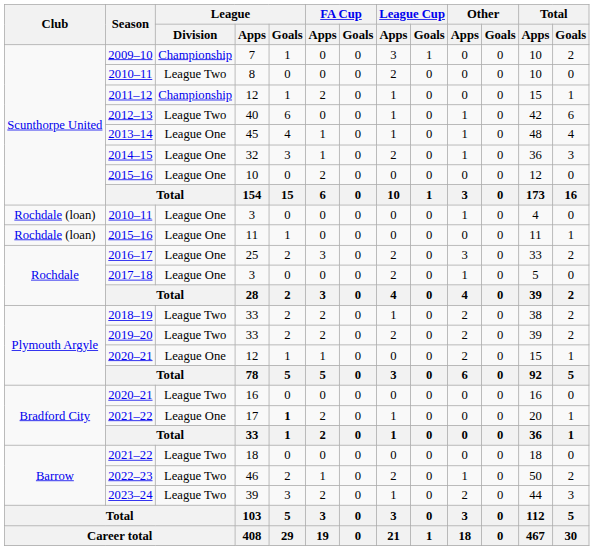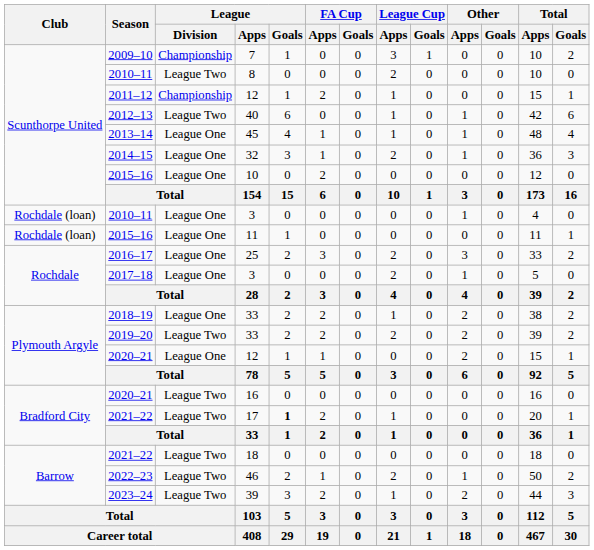(195, 315) League Two -> (195, 315) League One
(195, 415) League One -> (195, 415) League Two
